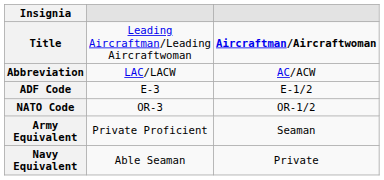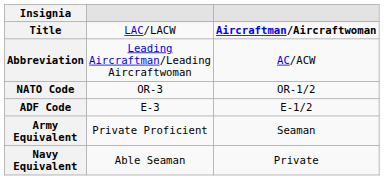(150, 43) Leading Aircraftman/Leading Aircraftwoman -> (150, 30) LAC/LACW
(150, 72) LAC/LACW -> (150, 60) Leading Aircraftman/Leading Aircraftwoman
rows swapped: (45, 90) <-> (45, 107)
